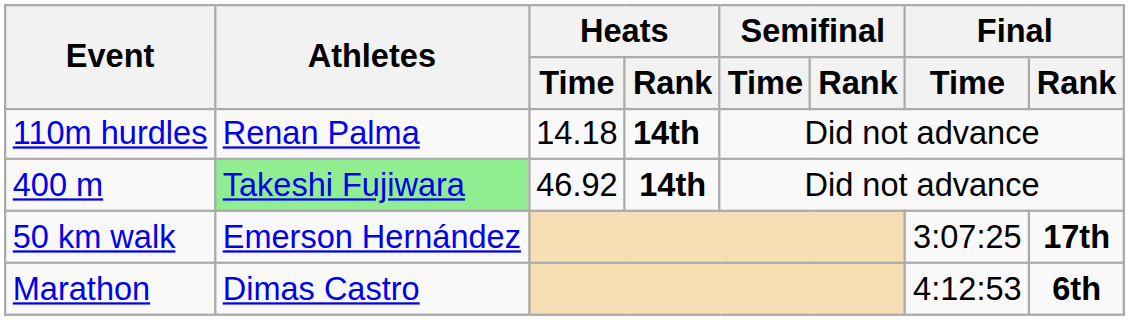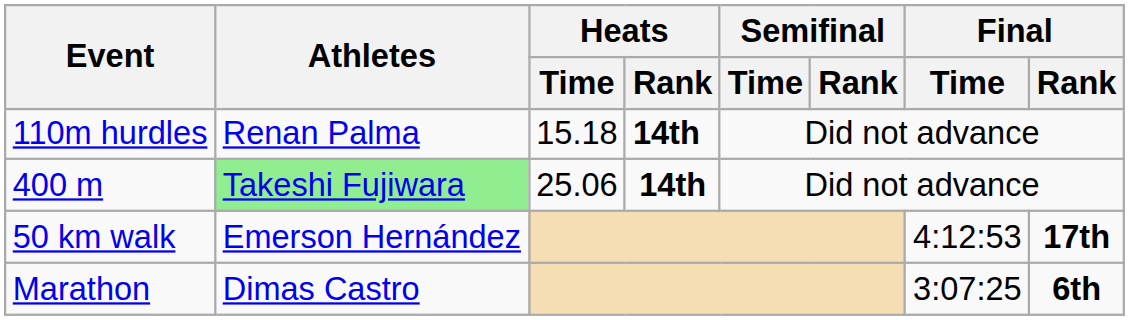(577, 134) 14.18 -> (577, 134) 15.18
(577, 185) 46.92 -> (577, 185) 25.06
(967, 237) 3:07:25 -> (967, 237) 4:12:53
(967, 288) 4:12:53 -> (967, 288) 3:07:25
